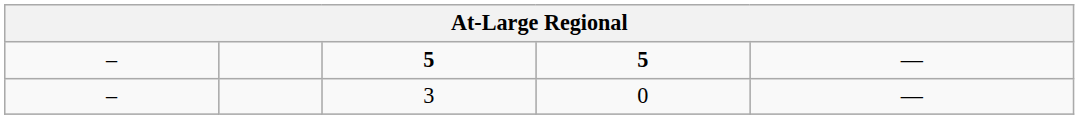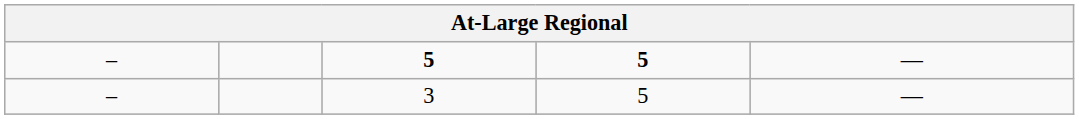(643, 96) 0 -> (643, 96) 5
